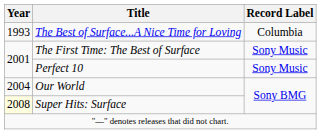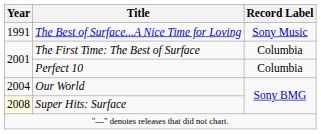(19, 31) 1993 -> (19, 31) 1991
(280, 31) Columbia -> (280, 31) Sony Music
(280, 50) Sony Music -> (280, 50) Columbia
(280, 68) Sony Music -> (280, 68) Columbia
